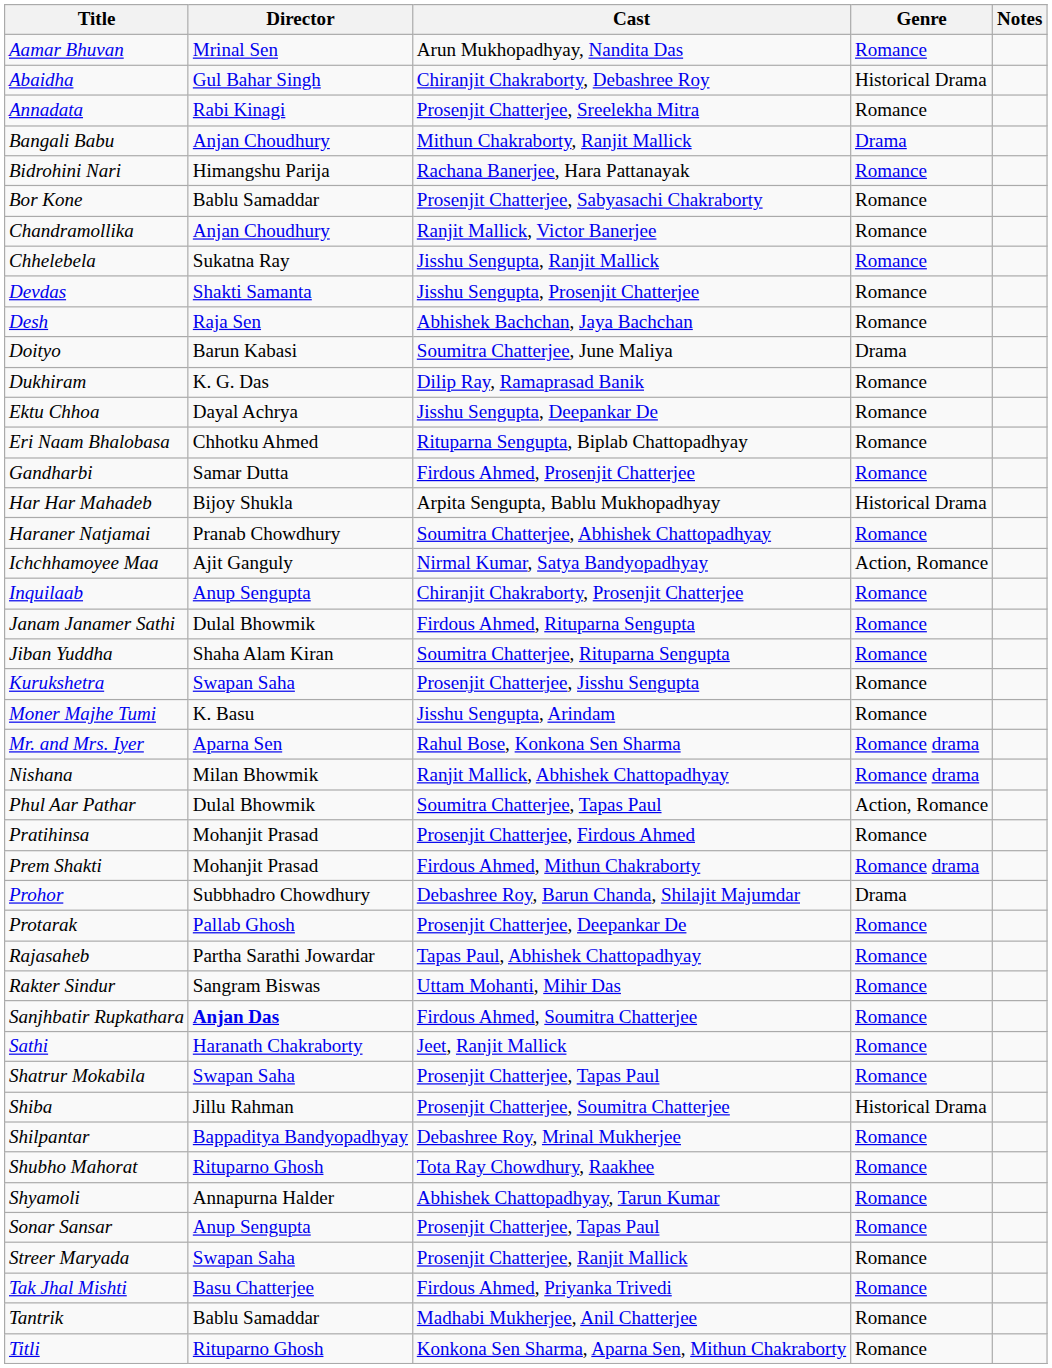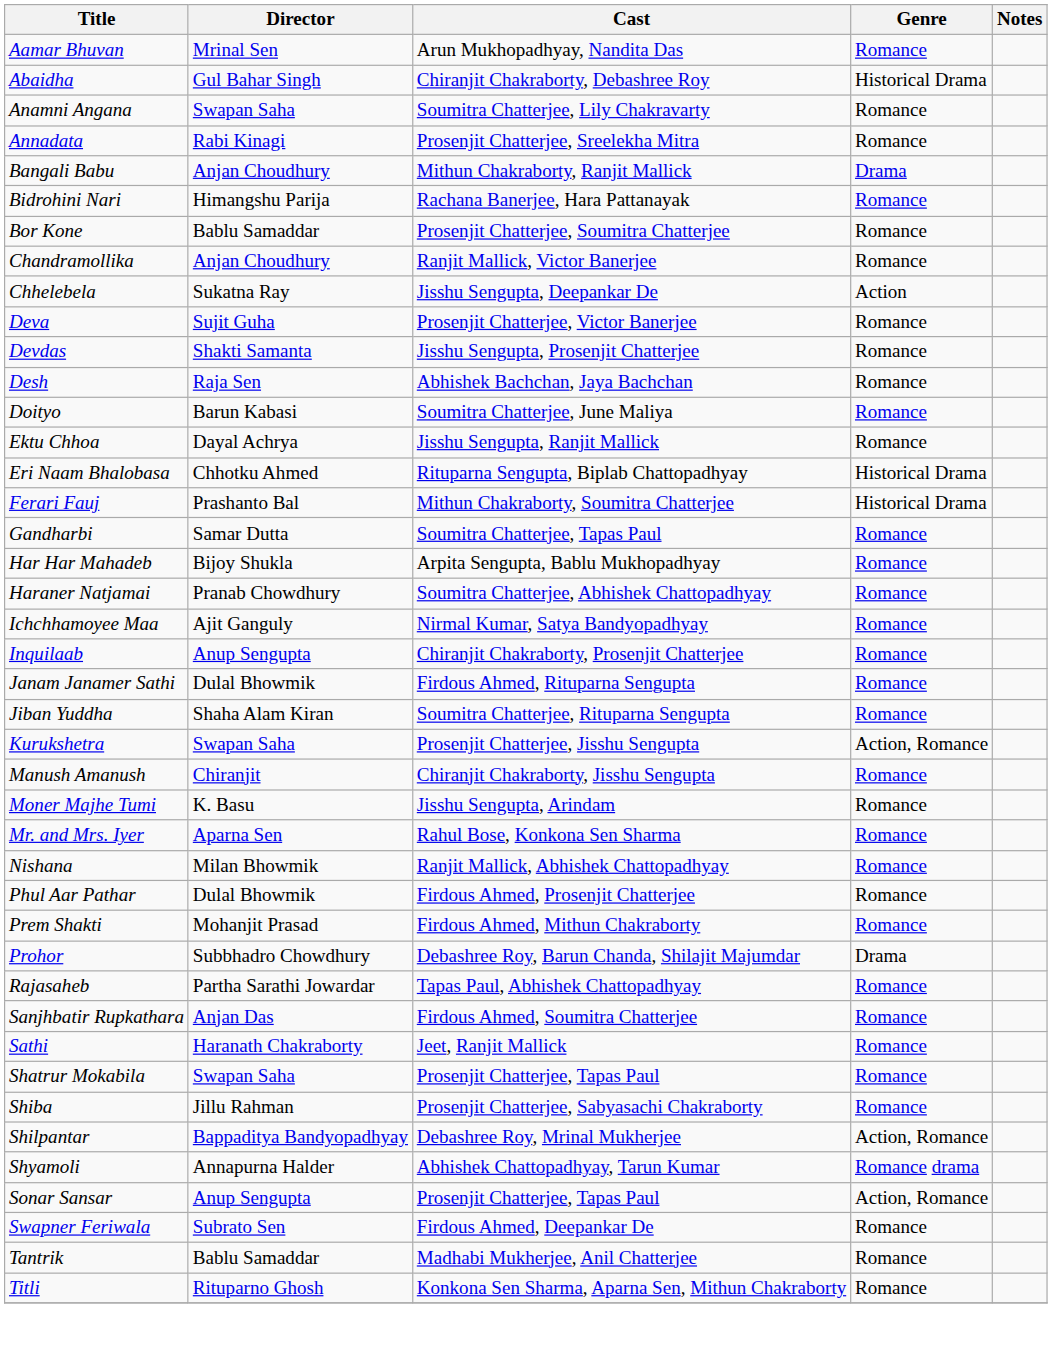+ row: (70, 110)
(590, 200) Prosenjit Chatterjee, Sabyasachi Chakraborty -> (573, 230) Prosenjit Chatterjee, Soumitra Chatterjee
(538, 261) Jisshu Sengupta, Ranjit Mallick -> (537, 291) Jisshu Sengupta, Deepankar De
(891, 261) Romance -> (881, 291) Action
+ row: (29, 321)
(881, 351) Drama -> (891, 412) Romance
- row: (48, 381)
(537, 412) Jisshu Sengupta, Deepankar De -> (538, 442) Jisshu Sengupta, Ranjit Mallick
(891, 442) Romance -> (921, 472) Historical Drama
+ row: (54, 502)
(556, 472) Firdous Ahmed, Prosenjit Chatterjee -> (539, 532) Soumitra Chatterjee, Tapas Paul
(921, 502) Historical Drama -> (891, 563) Romance
(922, 563) Action, Romance -> (891, 623) Romance
(891, 683) Romance -> (922, 744) Action, Romance
+ row: (77, 774)
(917, 744) Romance drama -> (891, 834) Romance
(917, 774) Romance drama -> (891, 865) Romance
(539, 804) Soumitra Chatterjee, Tapas Paul -> (556, 895) Firdous Ahmed, Prosenjit Chatterjee
(922, 804) Action, Romance -> (891, 895) Romance
- row: (49, 834)
(917, 865) Romance drama -> (891, 925) Romance
- row: (43, 925)
- row: (62, 985)
(236, 1016) bold -> (233, 1016) normal
(573, 1106) Prosenjit Chatterjee, Soumitra Chatterjee -> (590, 1106) Prosenjit Chatterjee, Sabyasachi Chakraborty
(921, 1106) Historical Drama -> (891, 1106) Romance
(891, 1136) Romance -> (922, 1136) Action, Romance
- row: (73, 1167)
(891, 1197) Romance -> (917, 1167) Romance drama
(891, 1227) Romance -> (922, 1197) Action, Romance
- row: (69, 1257)
+ row: (80, 1227)
- row: (68, 1287)
